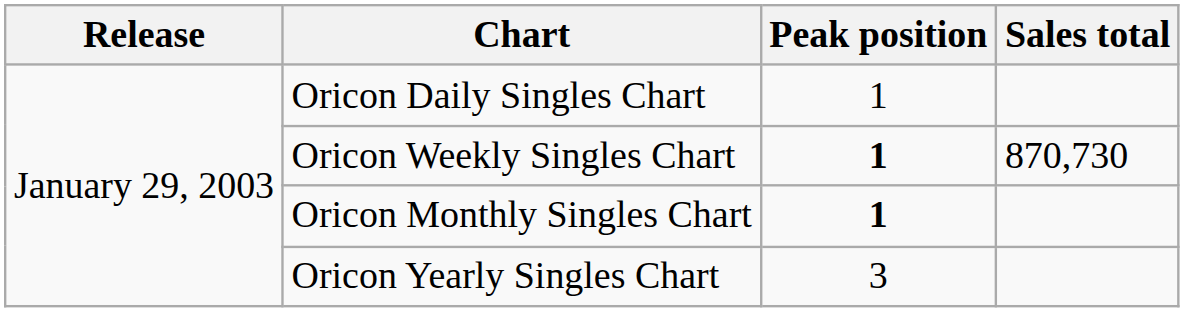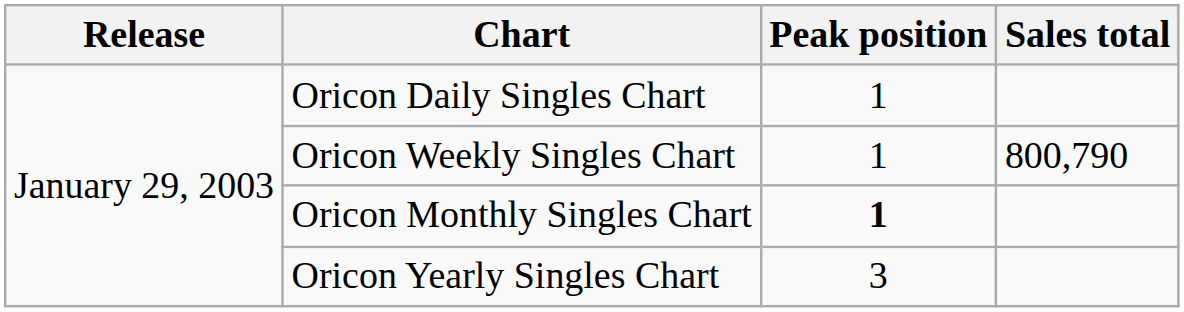(878, 154) bold -> (878, 154) normal
(1067, 154) 870,730 -> (1067, 154) 800,790
